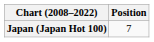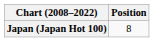(129, 28) 7 -> (129, 28) 8
